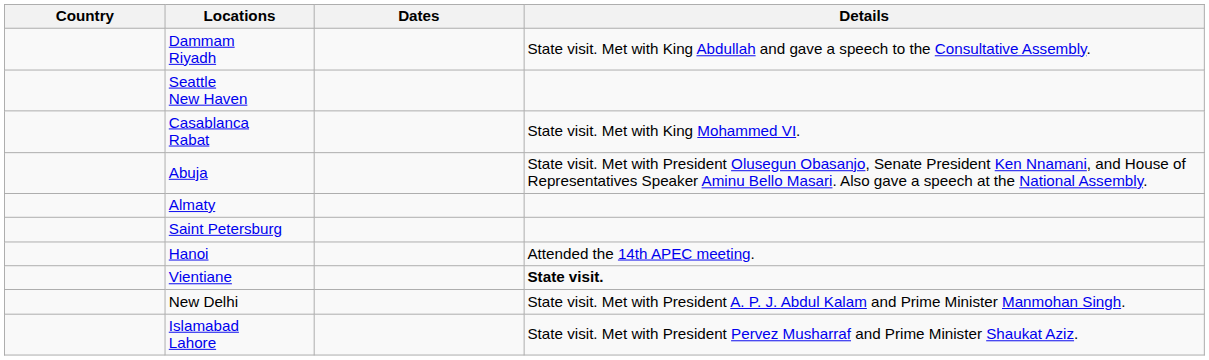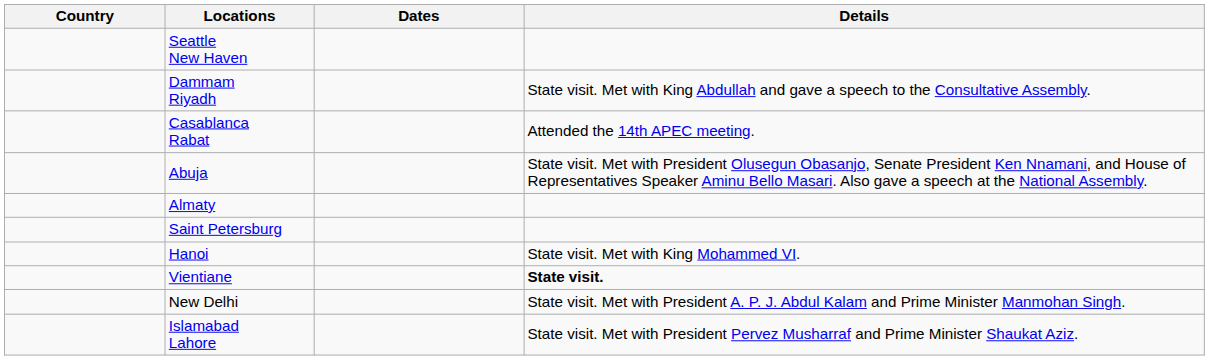rows swapped: (208, 90) <-> (202, 49)
(664, 131) State visit. Met with King Mohammed VI. -> (641, 131) Attended the 14th APEC meeting.
(641, 253) Attended the 14th APEC meeting. -> (664, 253) State visit. Met with King Mohammed VI.
